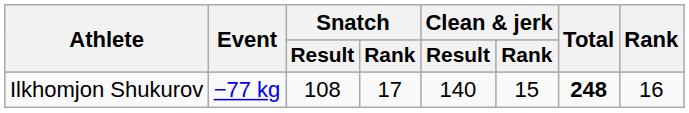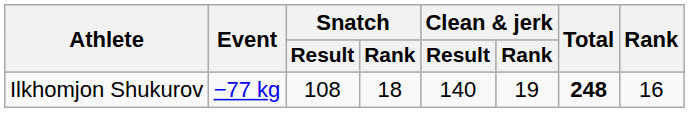(390, 90) 17 -> (390, 90) 18
(527, 90) 15 -> (527, 90) 19
